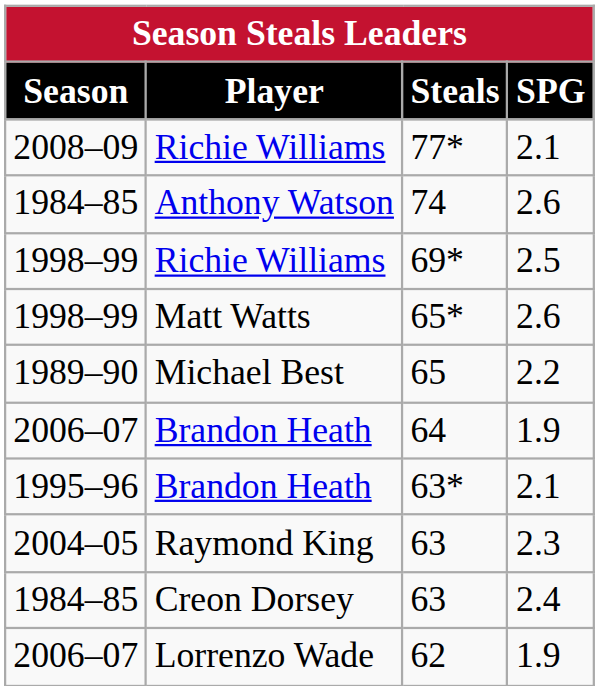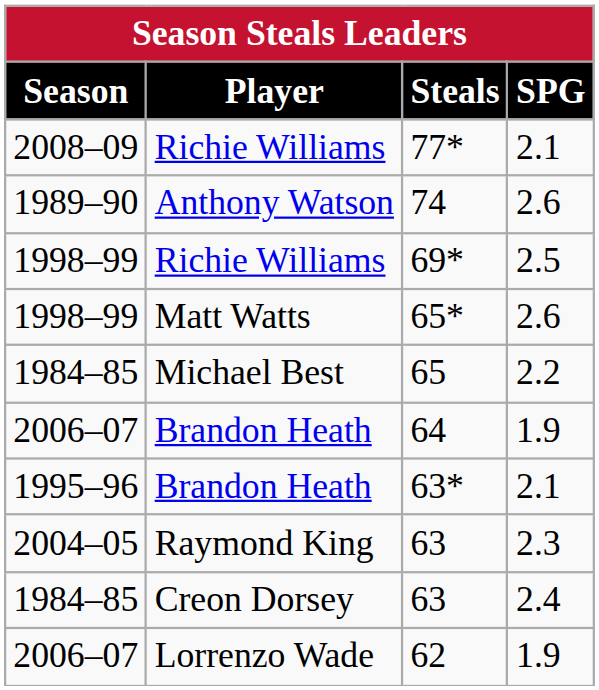(76, 203) 1984–85 -> (76, 203) 1989–90
(76, 372) 1989–90 -> (76, 372) 1984–85
